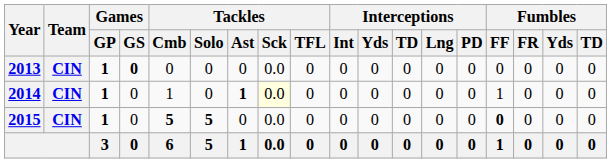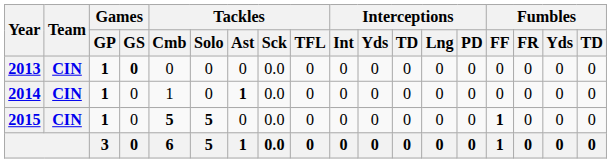(274, 94) lightyellow background -> (274, 94) no background
(500, 94) 1 -> (500, 94) 0
(500, 119) 0 -> (500, 119) 1
